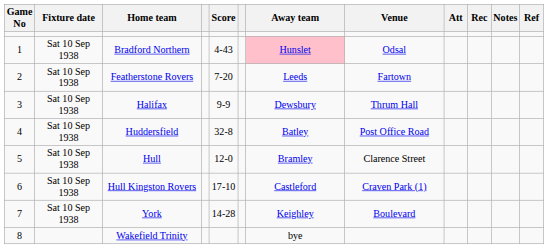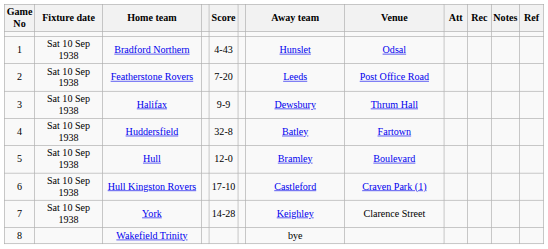(295, 50) pink background -> (295, 50) no background
(394, 77) Fartown -> (394, 77) Post Office Road
(394, 132) Post Office Road -> (394, 132) Fartown
(394, 159) Clarence Street -> (394, 159) Boulevard
(394, 214) Boulevard -> (394, 214) Clarence Street
